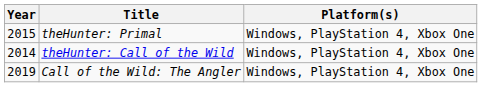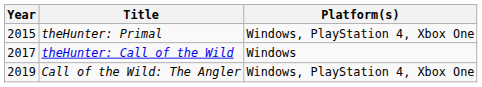(22, 53) 2014 -> (22, 53) 2017
(360, 53) Windows, PlayStation 4, Xbox One -> (271, 53) Windows
